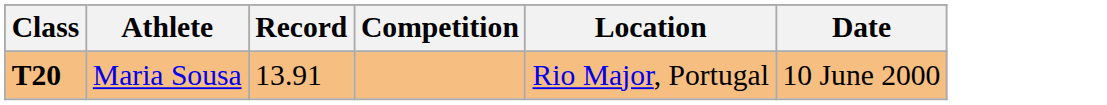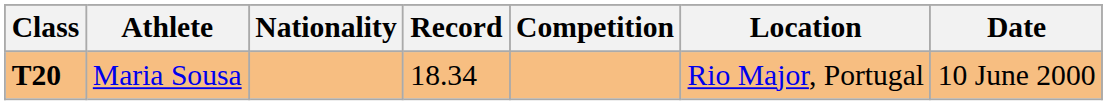+ column: (326, 27)
(289, 74) 13.91 -> (444, 74) 18.34
